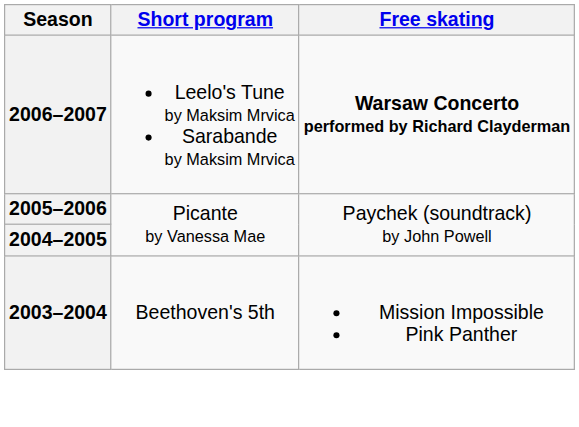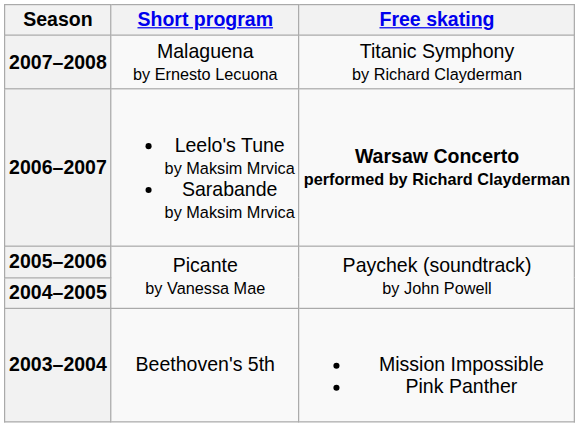+ row: (58, 61)
